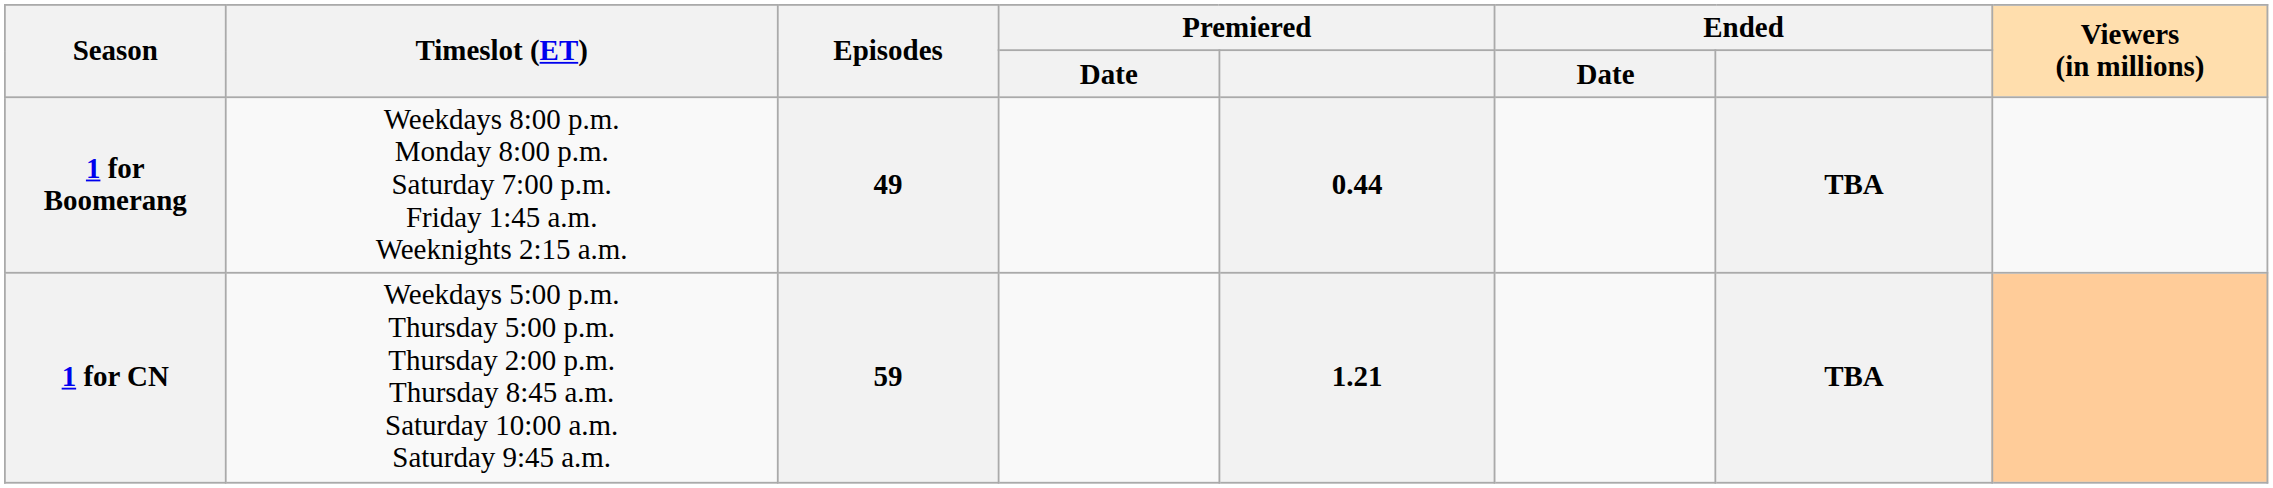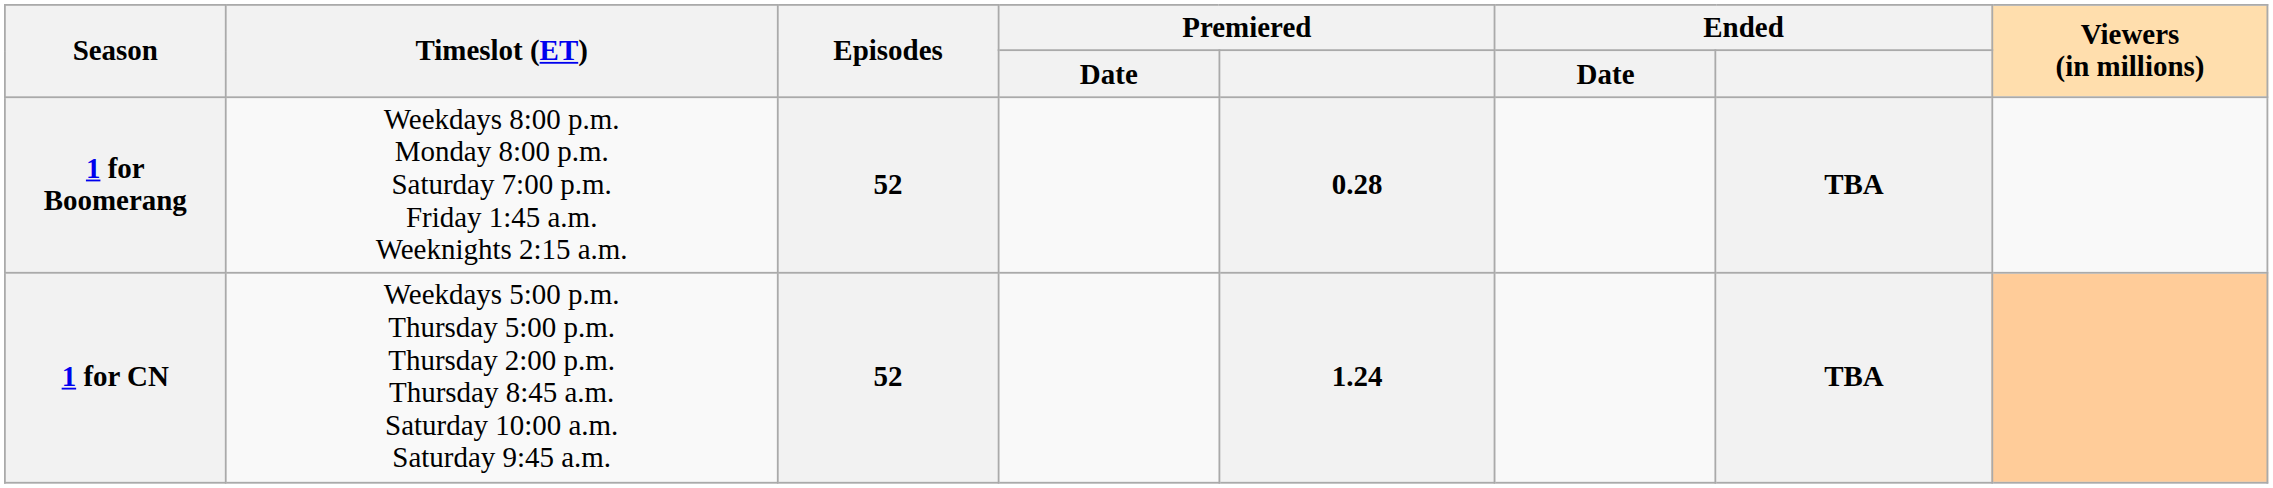(888, 184) 49 -> (888, 184) 52
(1357, 184) 0.44 -> (1357, 184) 0.28
(888, 377) 59 -> (888, 377) 52
(1357, 377) 1.21 -> (1357, 377) 1.24
